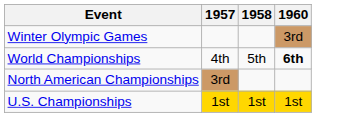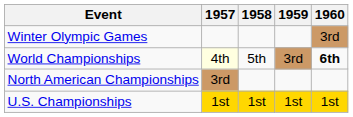+ column: (293, 15)
(220, 58) no background -> (220, 58) lightyellow background
